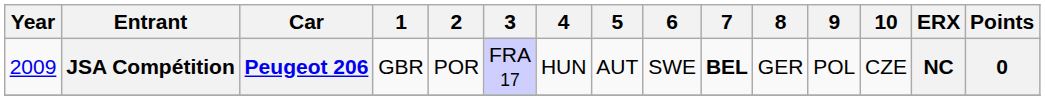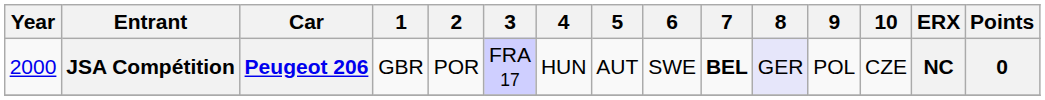(33, 67) 2009 -> (33, 67) 2000
(781, 67) no background -> (781, 67) lavender background
